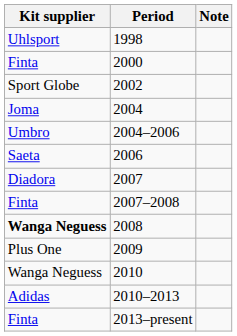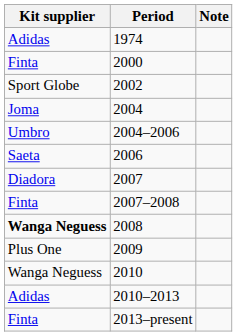+ row: (128, 39)
- row: (128, 39)
